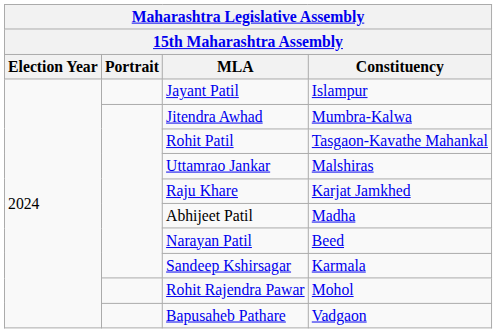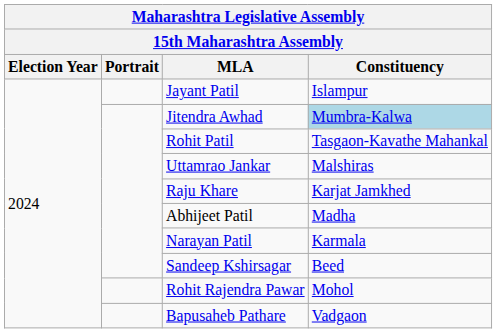(362, 116) no background -> (362, 116) lightblue background
(328, 240) Beed -> (339, 240) Karmala
(339, 265) Karmala -> (328, 265) Beed
